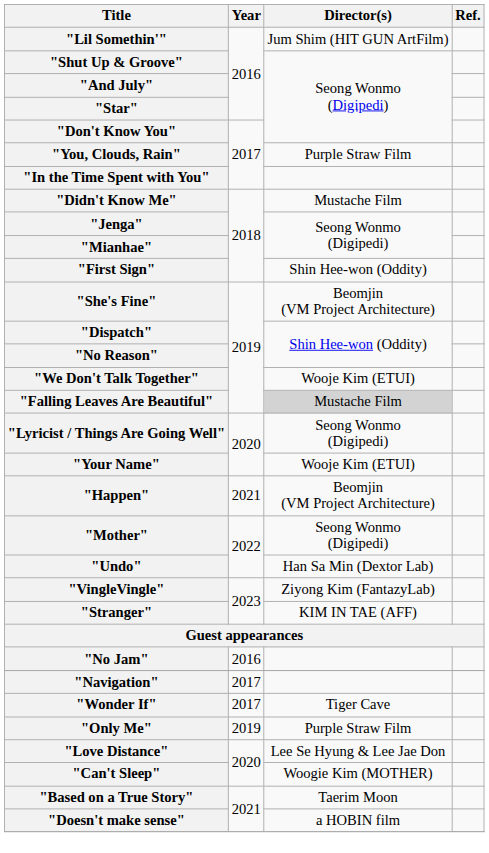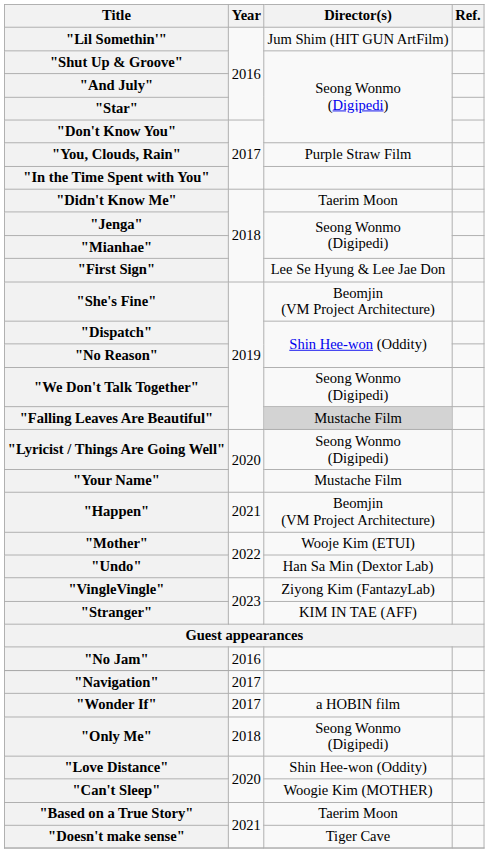(358, 200) Mustache Film -> (358, 200) Taerim Moon
(358, 270) Shin Hee-won (Oddity) -> (358, 270) Lee Se Hyung & Lee Jae Don
(358, 378) Wooje Kim (ETUI) -> (358, 386) Seong Wonmo (Digipedi)
(358, 464) Wooje Kim (ETUI) -> (358, 480) Mustache Film
(358, 535) Seong Wonmo (Digipedi) -> (358, 543) Wooje Kim (ETUI)
(358, 705) Tiger Cave -> (358, 705) a HOBIN film
(246, 728) 2019 -> (246, 736) 2018
(358, 728) Purple Straw Film -> (358, 736) Seong Wonmo (Digipedi)
(358, 751) Lee Se Hyung & Lee Jae Don -> (358, 767) Shin Hee-won (Oddity)
(358, 820) a HOBIN film -> (358, 836) Tiger Cave
